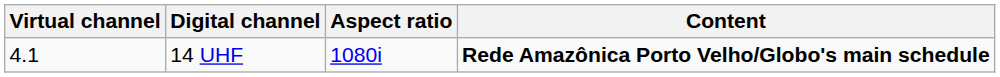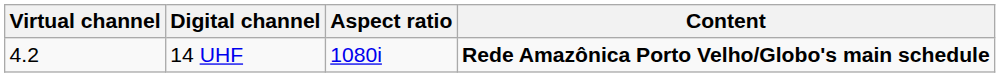(24, 54) 4.1 -> (24, 54) 4.2
